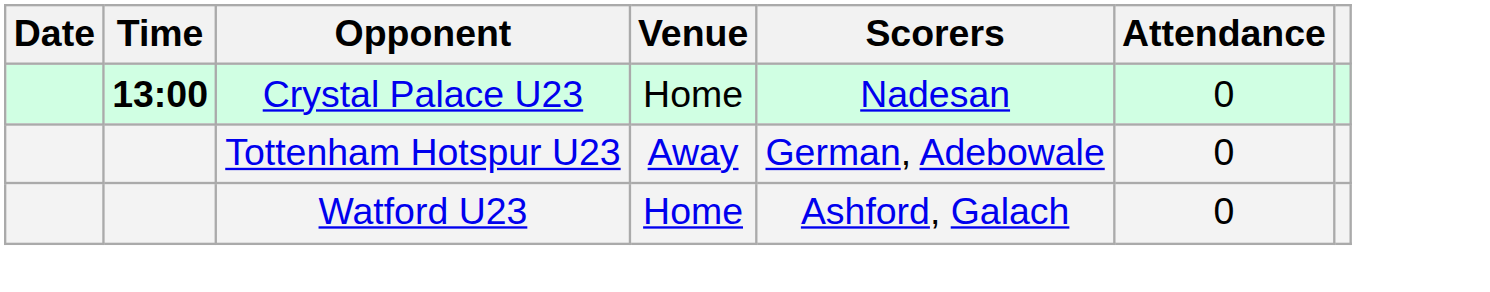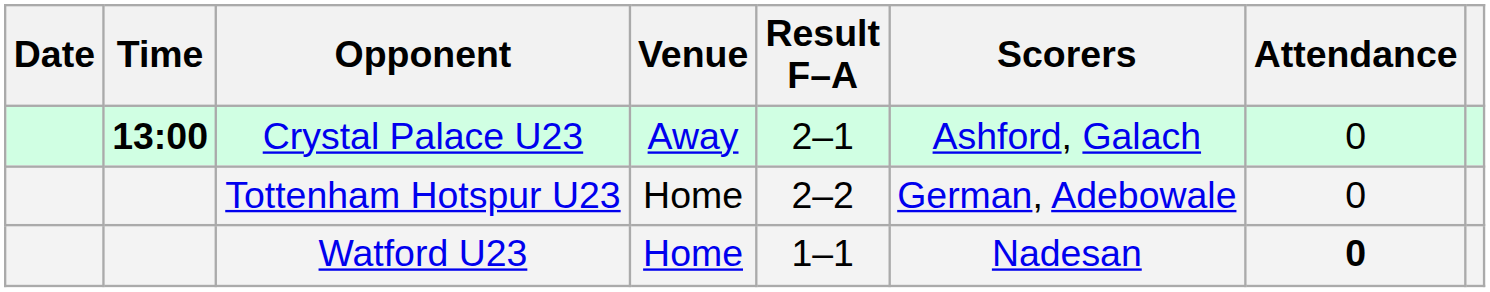+ column: (823, 55)
(693, 93) Home -> (693, 135) Away
(935, 93) Nadesan -> (1067, 135) Ashford, Galach
(693, 152) Away -> (693, 195) Home
(935, 212) Ashford, Galach -> (1067, 254) Nadesan
(1224, 212) normal -> (1356, 254) bold
